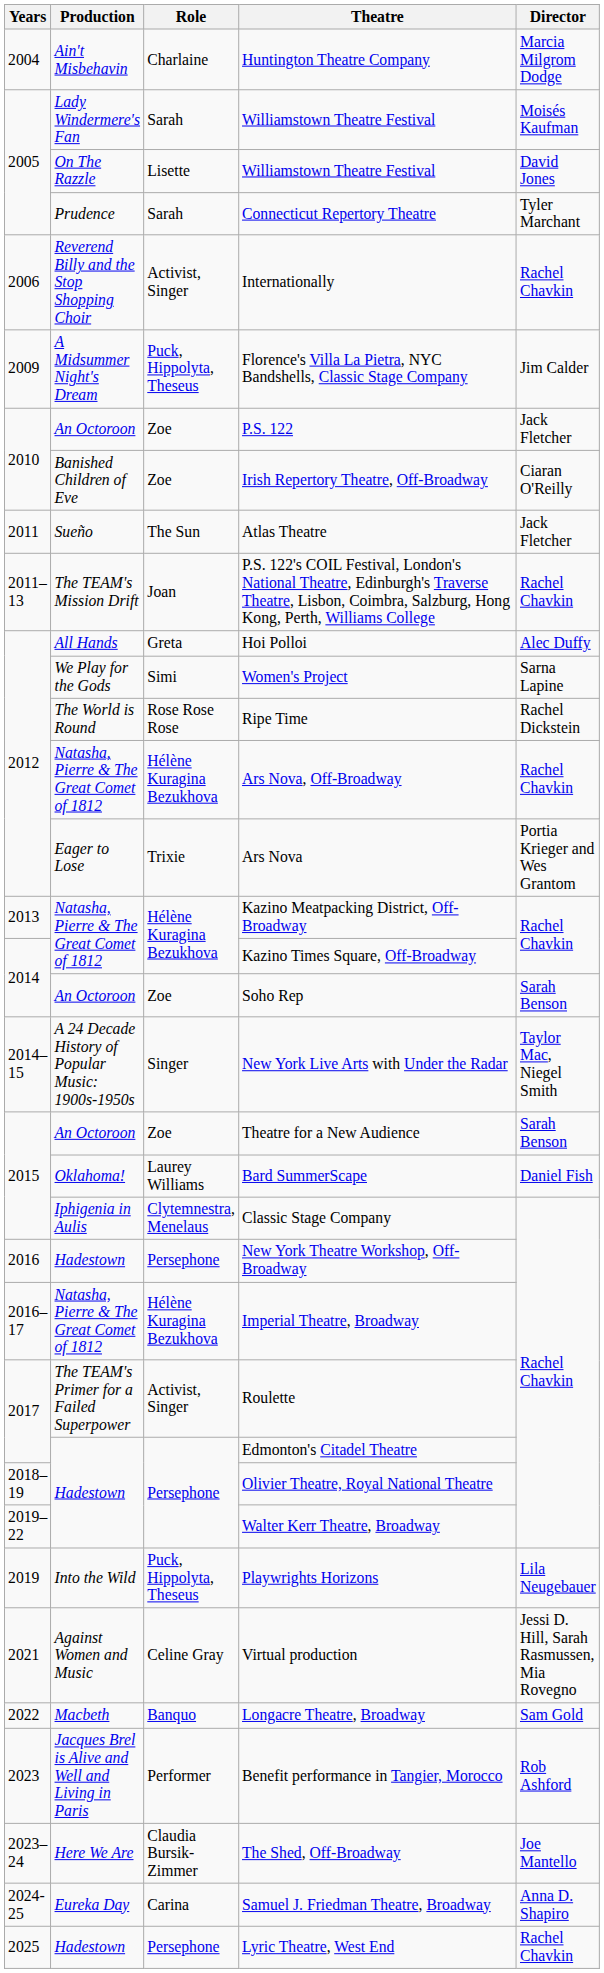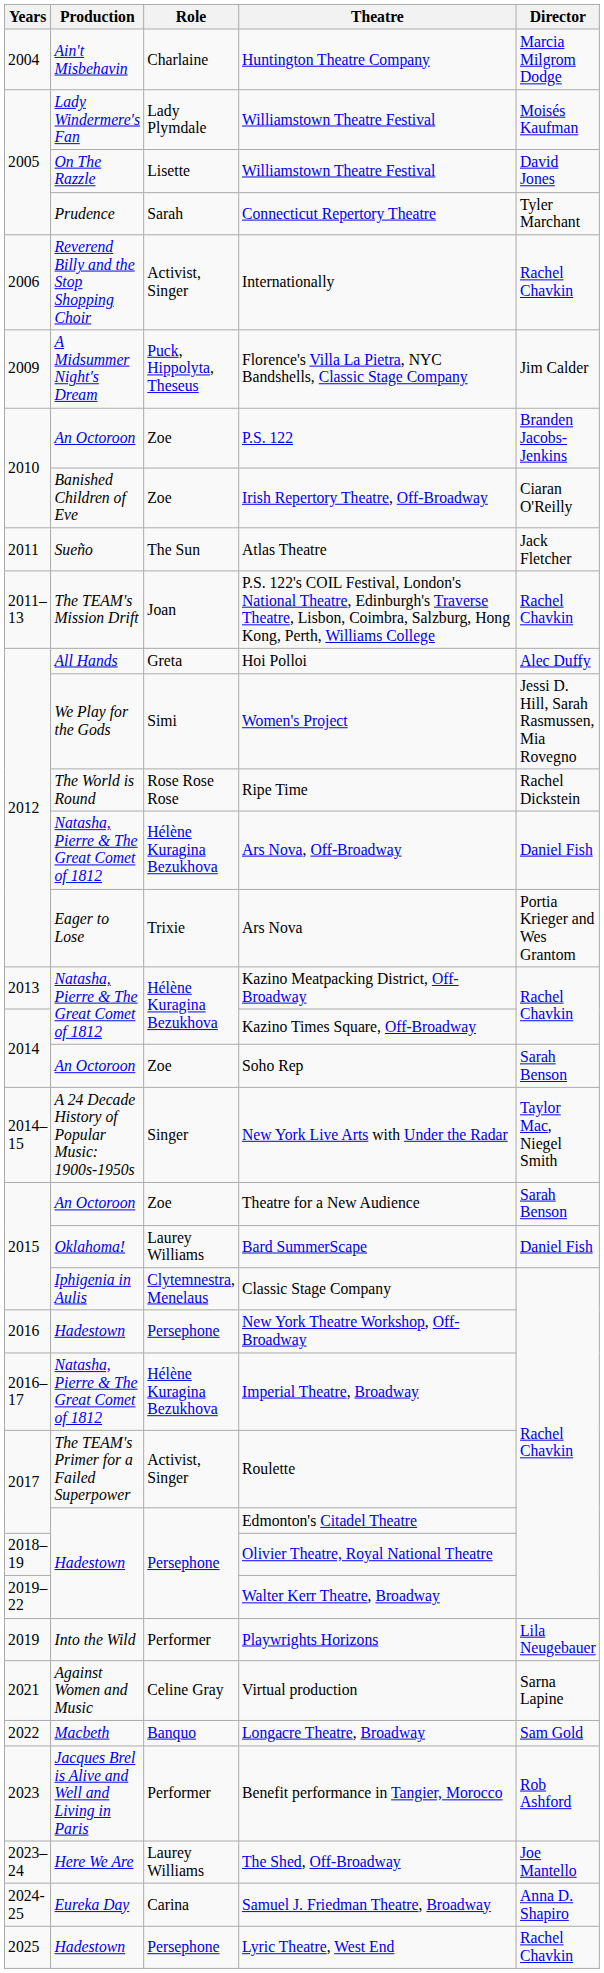(165, 119) Sarah -> (177, 119) Lady Plymdale
(546, 429) Jack Fletcher -> (547, 437) Branden Jacobs-Jenkins
(542, 676) Sarna Lapine -> (557, 721) Jessi D. Hill, Sarah Rasmussen, Mia Rovegno
(547, 779) Rachel Chavkin -> (556, 850) Daniel Fish
(181, 1577) Puck, Hippolyta, Theseus -> (179, 1639) Performer
(557, 1655) Jessi D. Hill, Sarah Rasmussen, Mia Rovegno -> (542, 1690) Sarna Lapine
(173, 1853) Claudia Bursik-Zimmer -> (176, 1862) Laurey Williams
